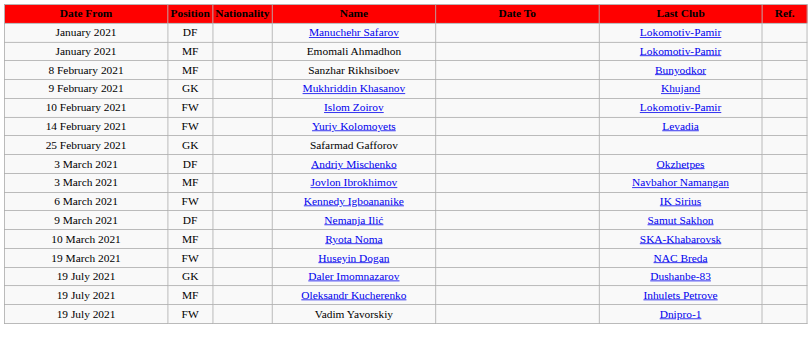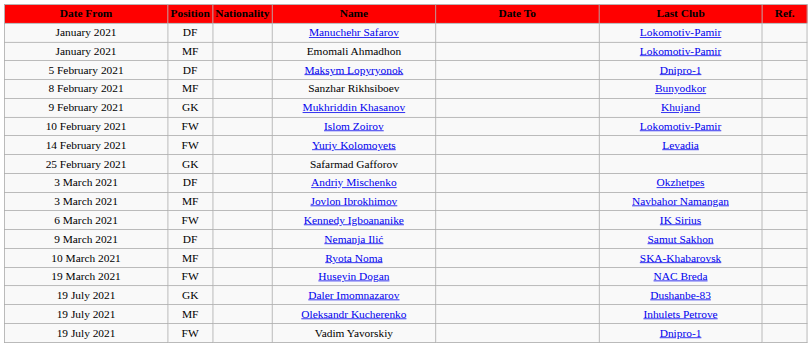+ row: (354, 70)
